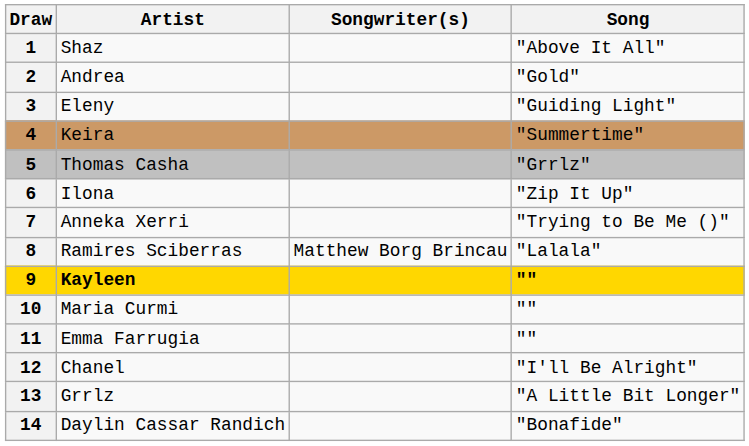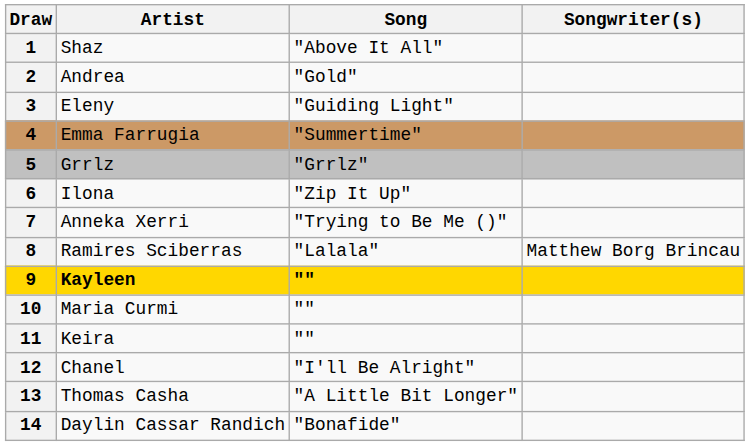columns swapped: (628, 19) <-> (400, 19)
(87, 135) Keira -> (130, 135) Emma Farrugia
(125, 164) Thomas Casha -> (87, 164) Grrlz
(130, 338) Emma Farrugia -> (87, 338) Keira
(87, 397) Grrlz -> (125, 397) Thomas Casha
